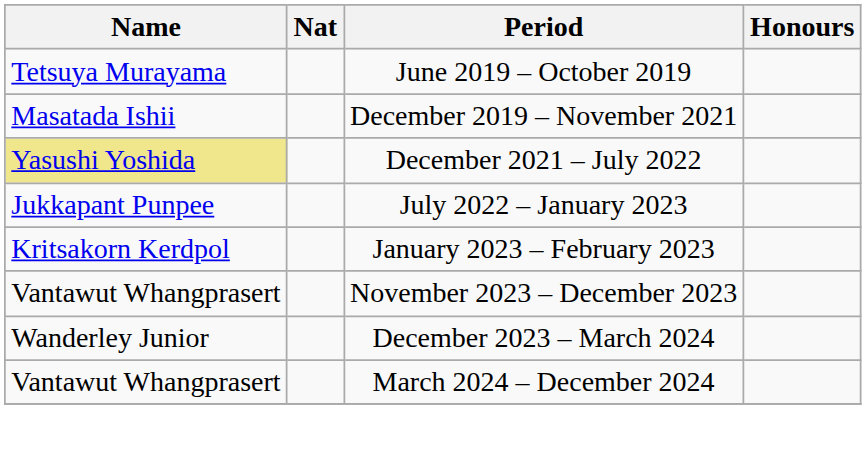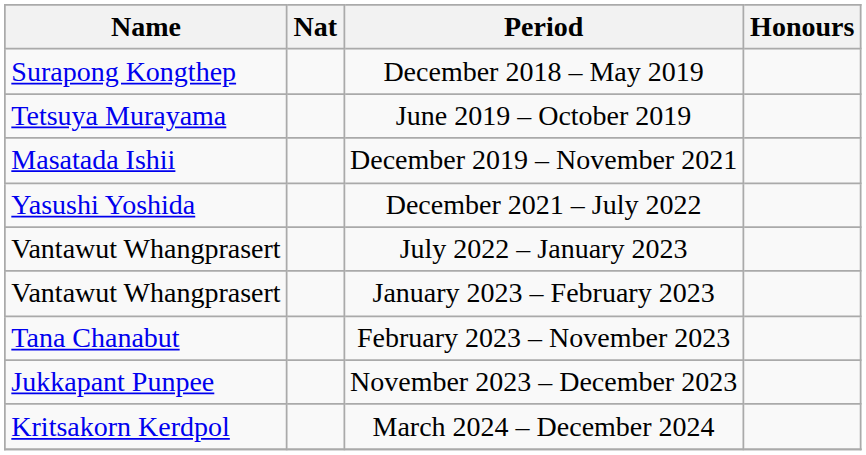+ row: (544, 71)
(103, 159) khaki background -> (103, 204) no background
(113, 204) Jukkapant Punpee -> (146, 248) Vantawut Whangprasert
(121, 248) Kritsakorn Kerdpol -> (146, 293) Vantawut Whangprasert
+ row: (544, 337)
(146, 293) Vantawut Whangprasert -> (113, 381) Jukkapant Punpee
- row: (544, 337)
(146, 381) Vantawut Whangprasert -> (121, 426) Kritsakorn Kerdpol
